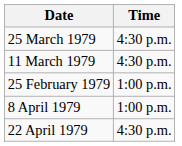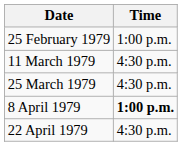rows swapped: (59, 84) <-> (52, 38)
(144, 107) normal -> (145, 107) bold
